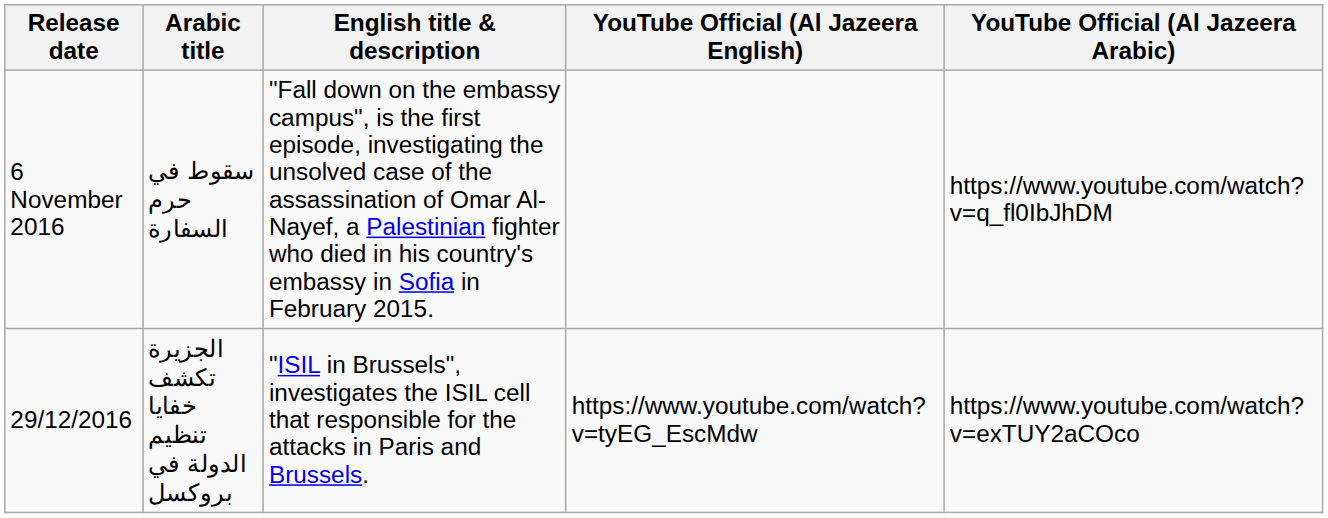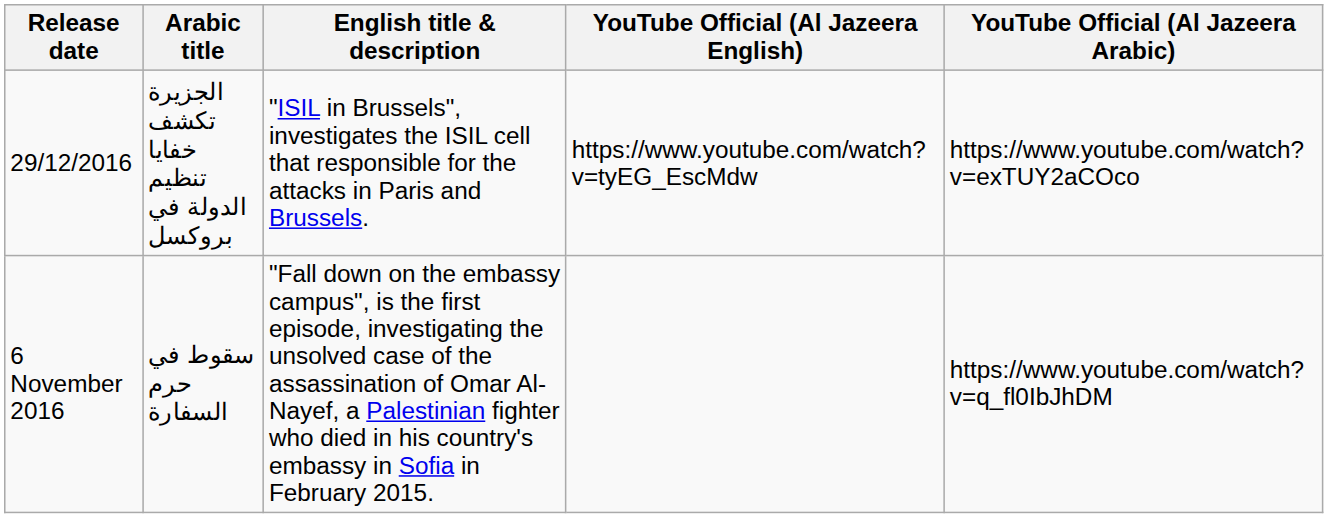rows swapped: (66, 199) <-> (71, 420)
